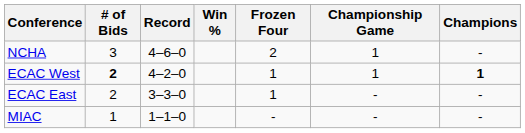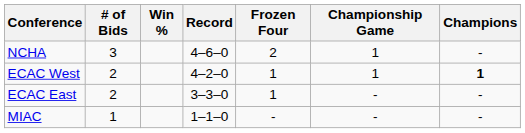columns swapped: (167, 22) <-> (215, 22)
(113, 73) bold -> (113, 73) normal
